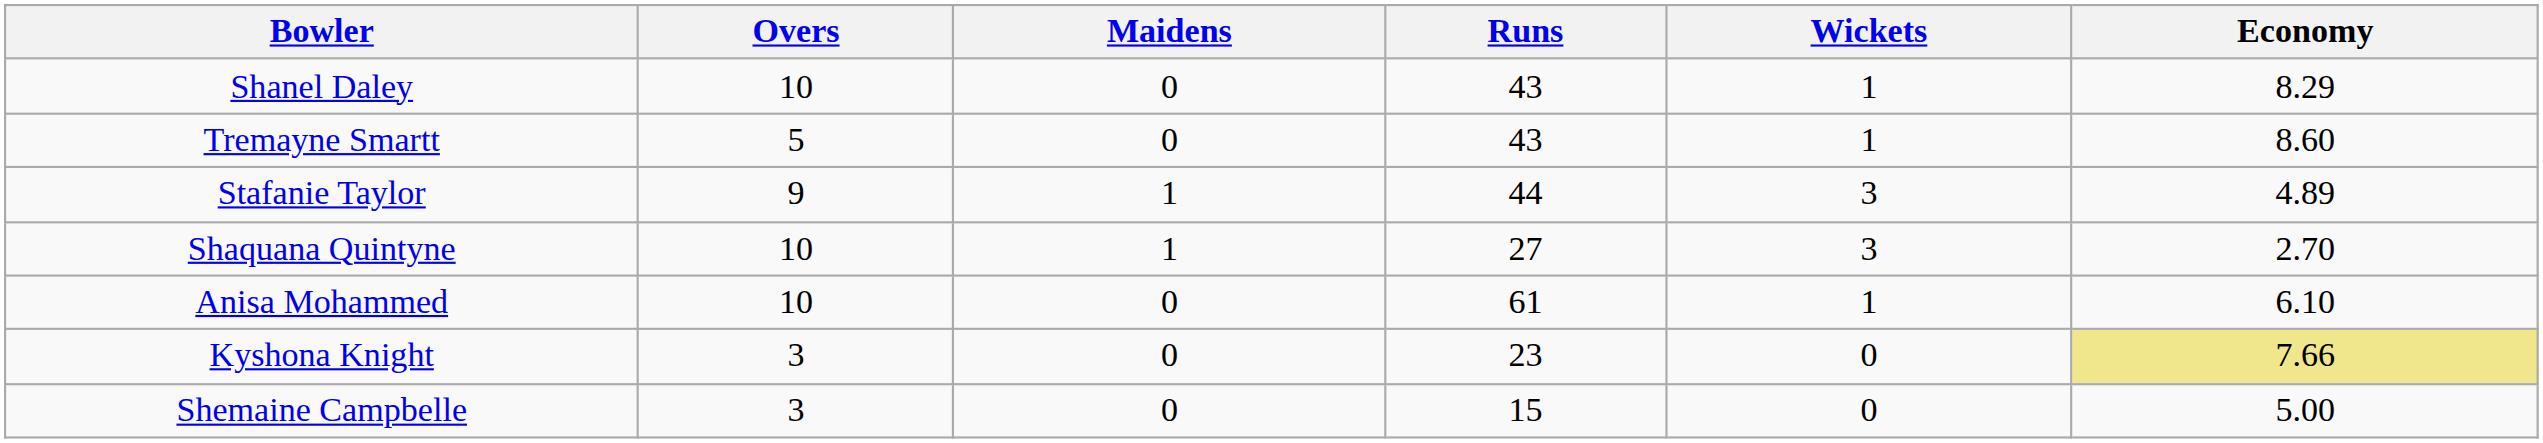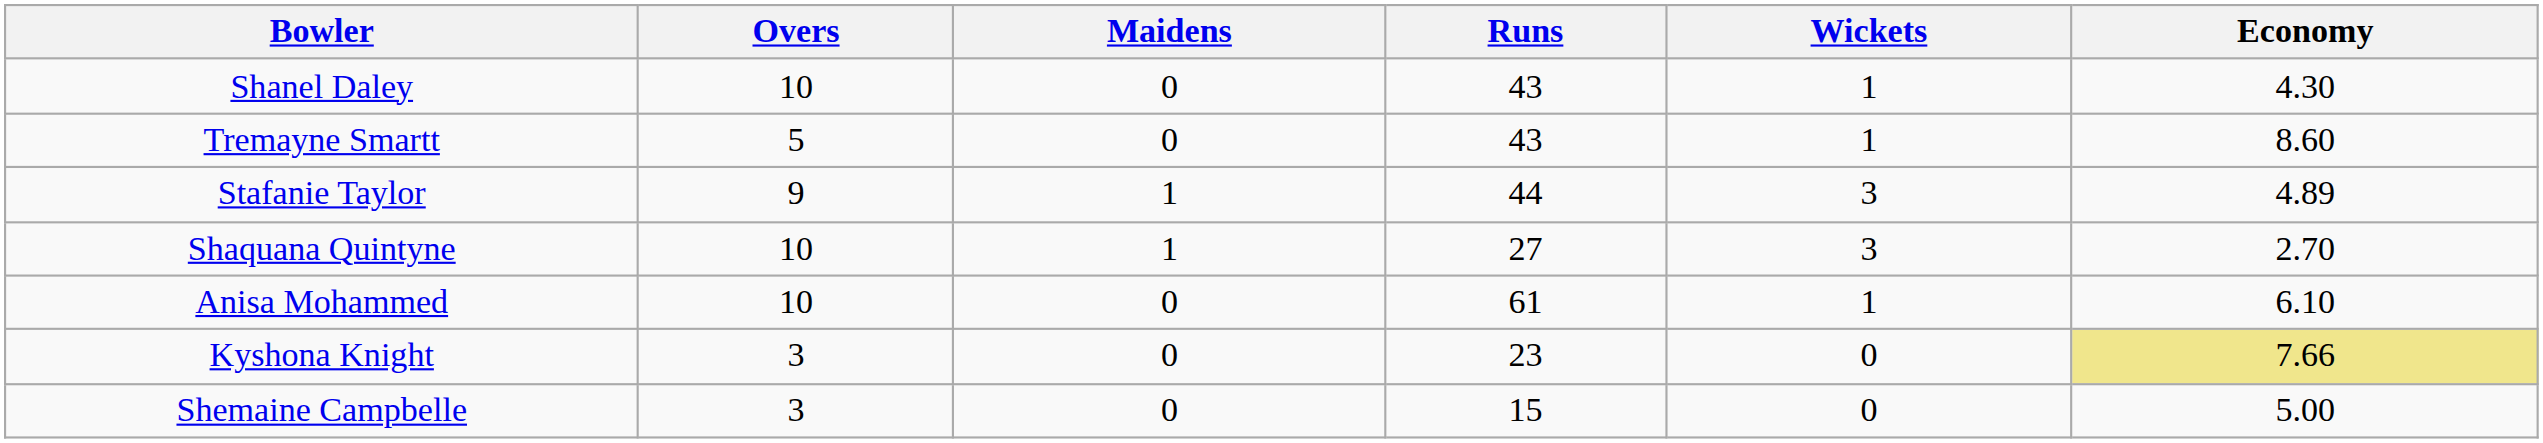(2305, 85) 8.29 -> (2305, 85) 4.30
